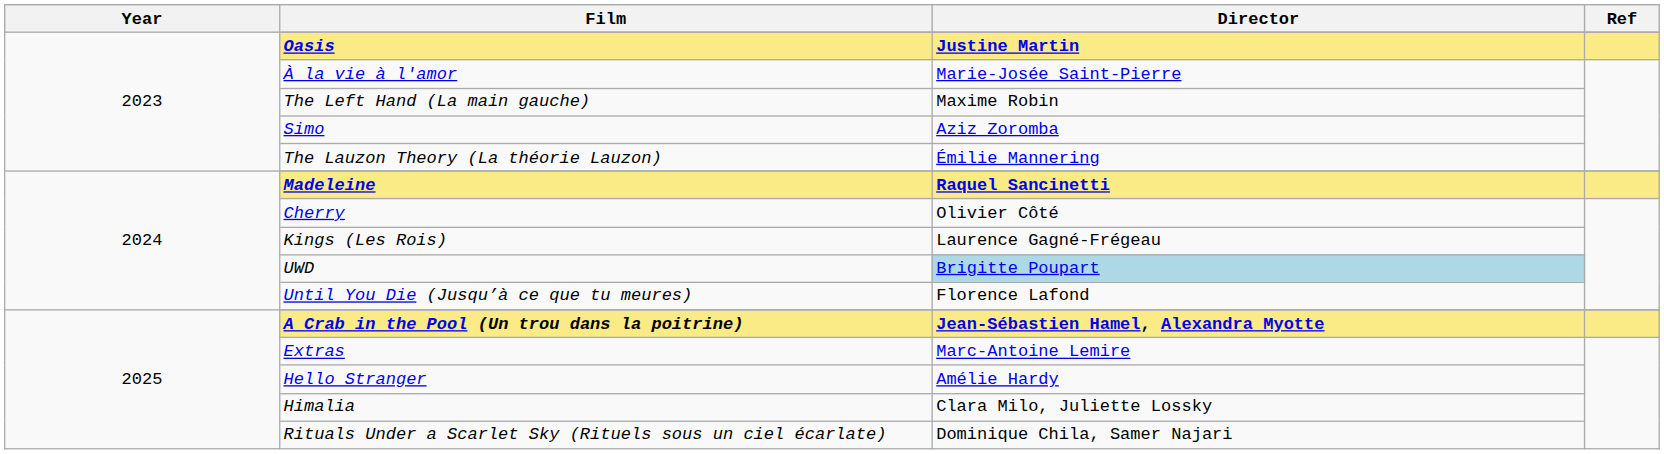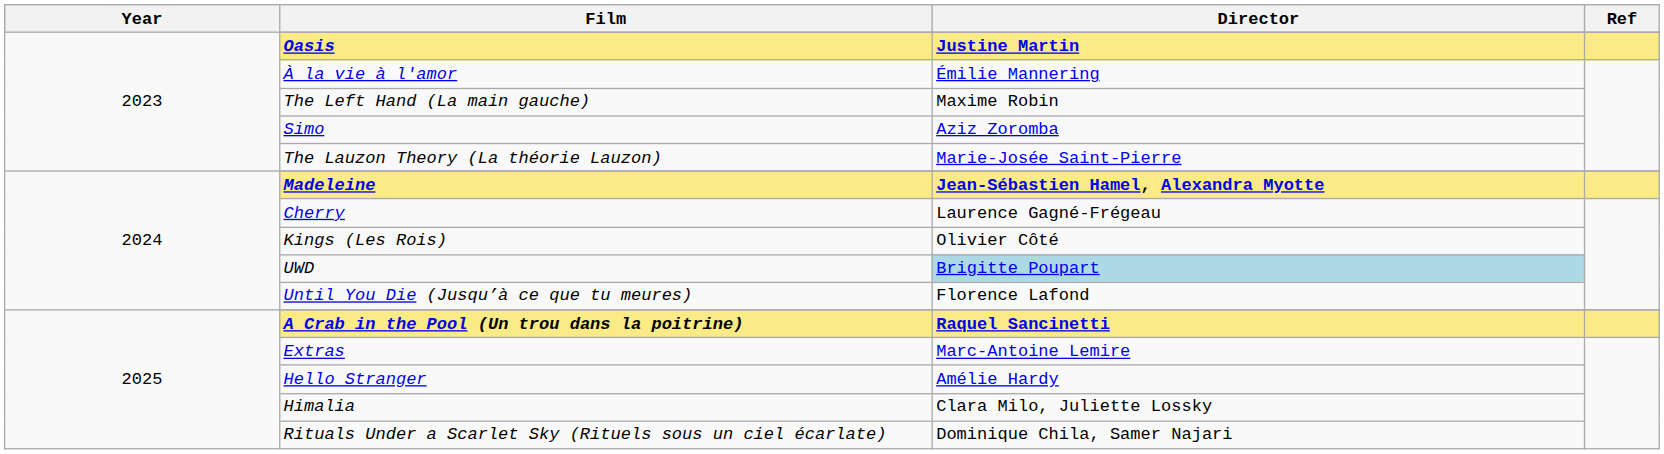(1059, 74) Marie-Josée Saint-Pierre -> (1018, 74) Émilie Mannering
(1018, 157) Émilie Mannering -> (1059, 157) Marie-Josée Saint-Pierre
(1023, 185) Raquel Sancinetti -> (1130, 185) Jean-Sébastien Hamel, Alexandra Myotte
(997, 213) Olivier Côté -> (1049, 213) Laurence Gagné-Frégeau
(1049, 241) Laurence Gagné-Frégeau -> (997, 241) Olivier Côté
(1130, 324) Jean-Sébastien Hamel, Alexandra Myotte -> (1023, 324) Raquel Sancinetti
